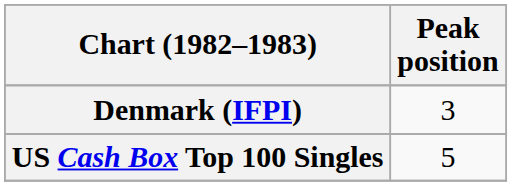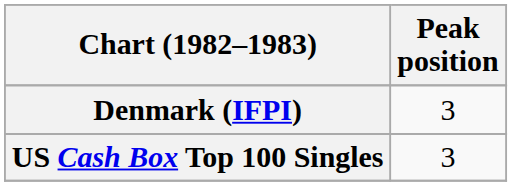(448, 156) 5 -> (448, 156) 3
